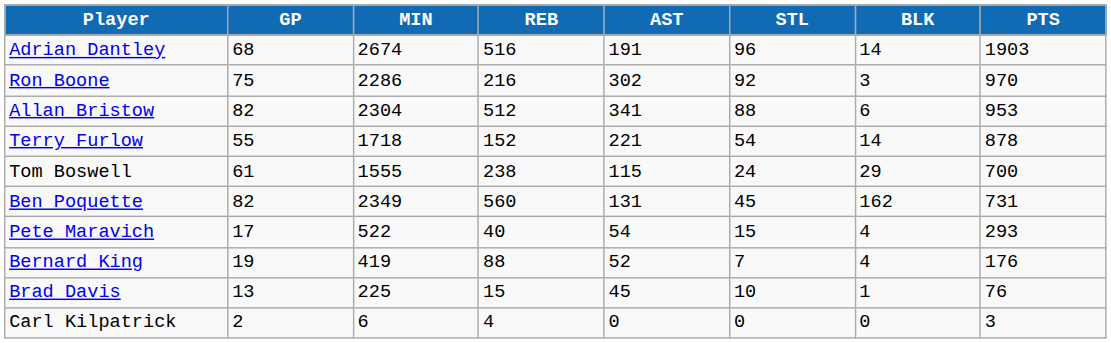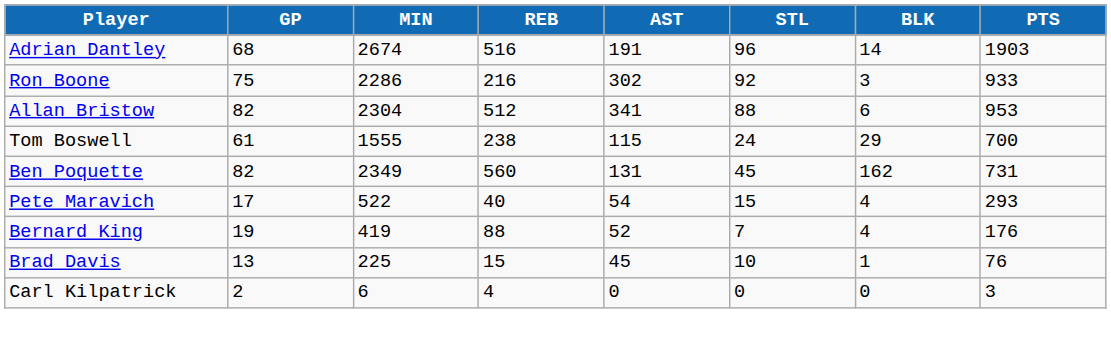(1002, 80) 970 -> (1002, 80) 933
- row: (76, 141)
